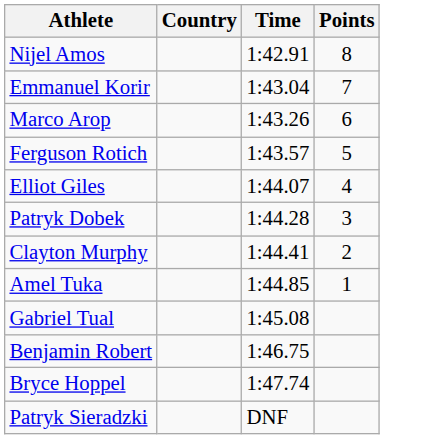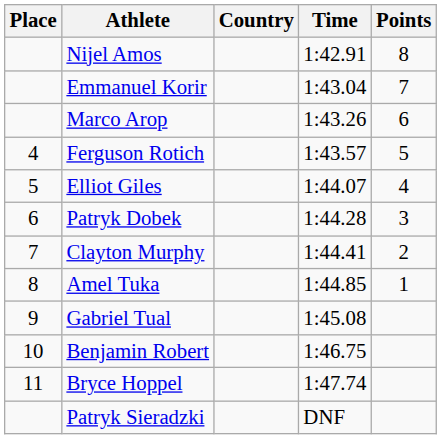+ column: (33, 20)
